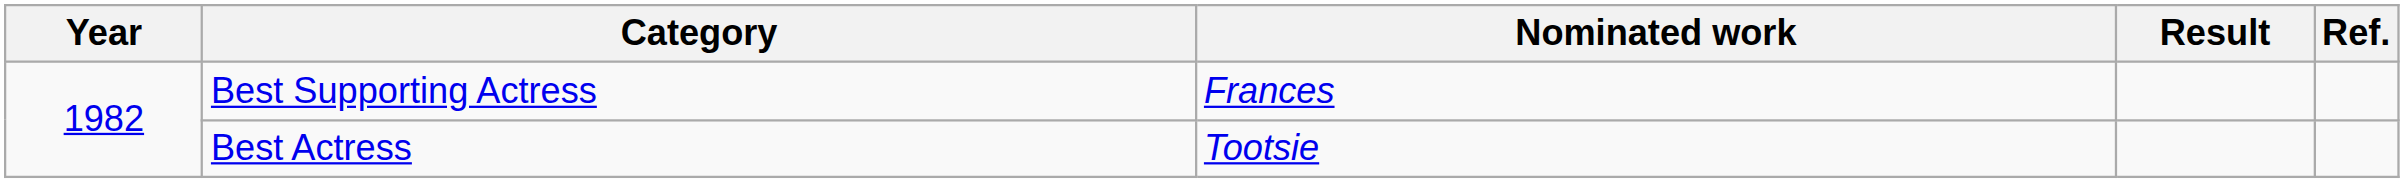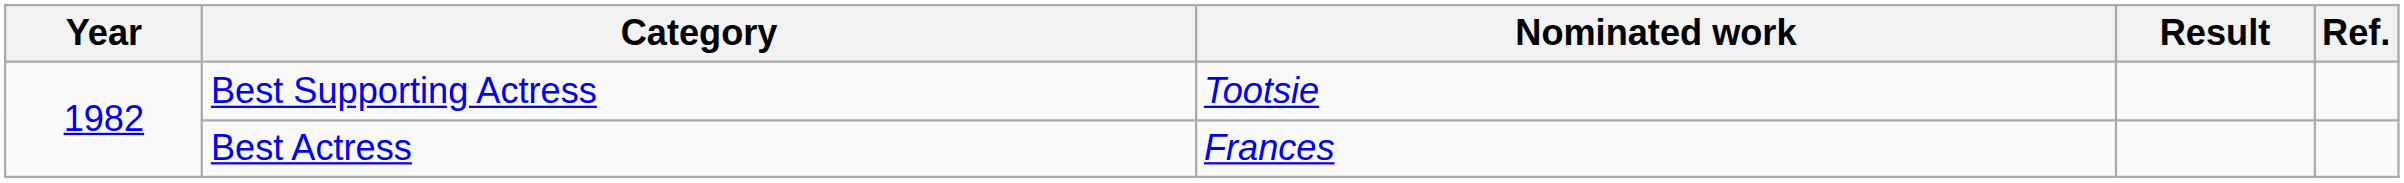(1269, 90) Frances -> (1262, 90) Tootsie
(1262, 147) Tootsie -> (1269, 147) Frances
